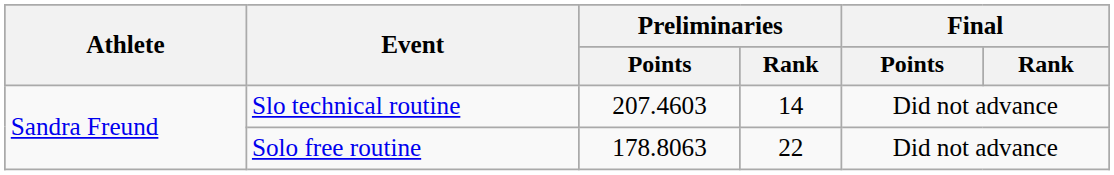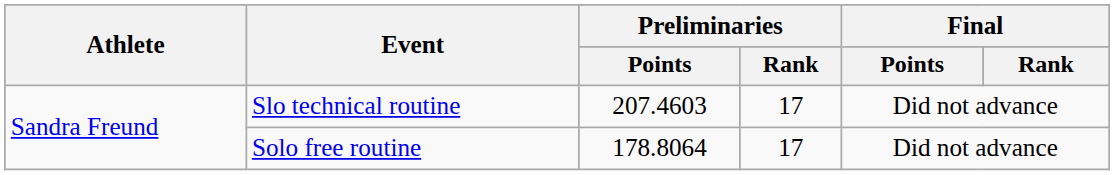(791, 106) 14 -> (791, 106) 17
(660, 148) 178.8063 -> (660, 148) 178.8064
(791, 148) 22 -> (791, 148) 17
